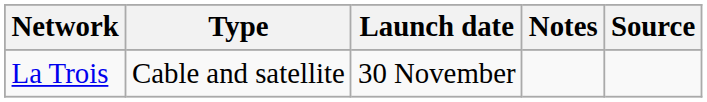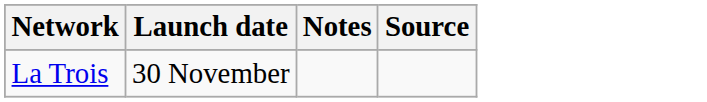- column: (238, 27)
